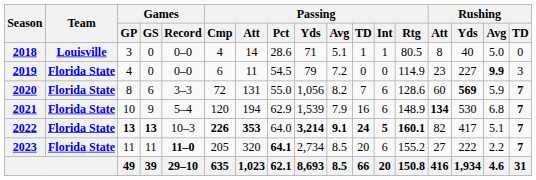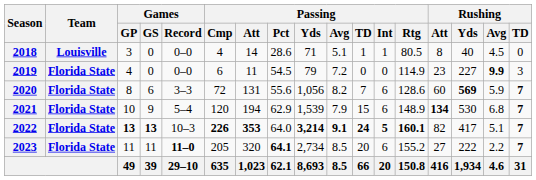(496, 52) 5.0 -> (496, 52) 4.5
(281, 90) 55.0 -> (281, 90) 55.6
(363, 109) 16 -> (363, 109) 15
